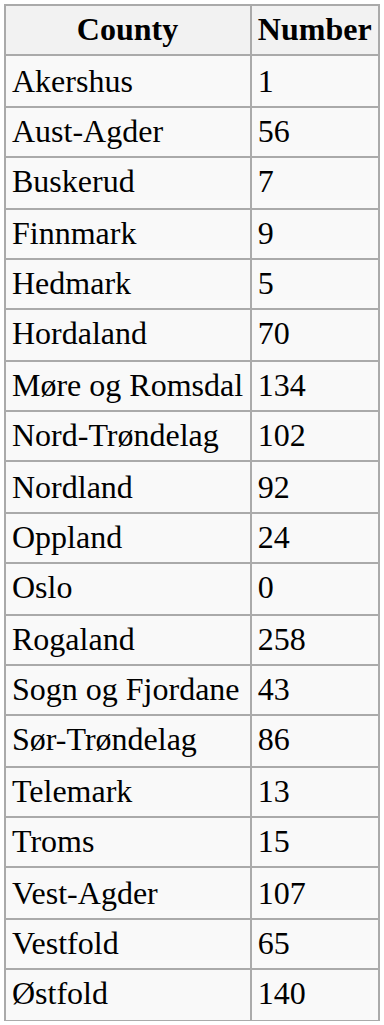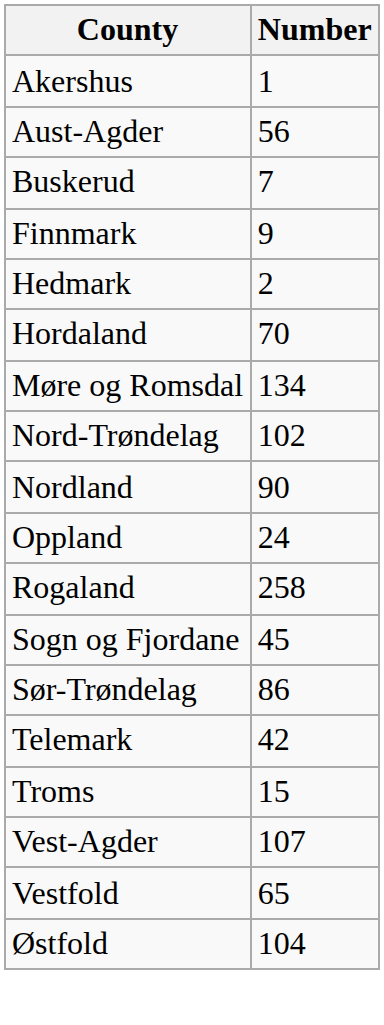(266, 283) 5 -> (266, 283) 2
(274, 486) 92 -> (274, 486) 90
- row: (42, 588)
(274, 689) 43 -> (274, 638) 45
(274, 791) 13 -> (274, 740) 42
(282, 994) 140 -> (282, 943) 104
